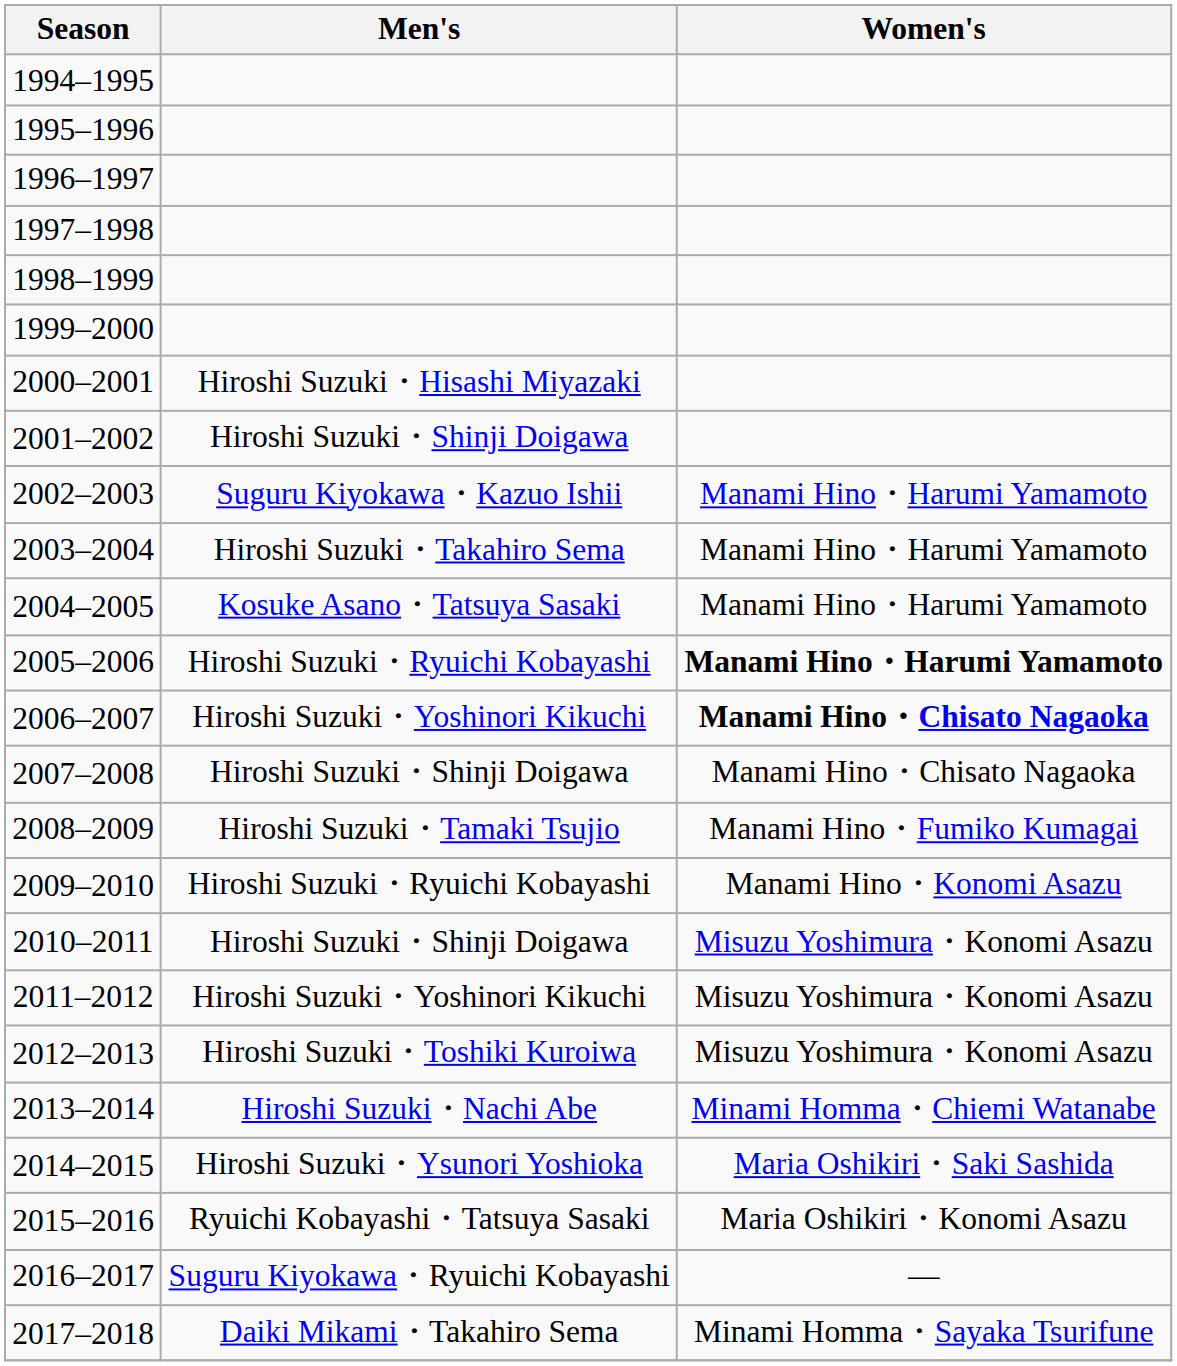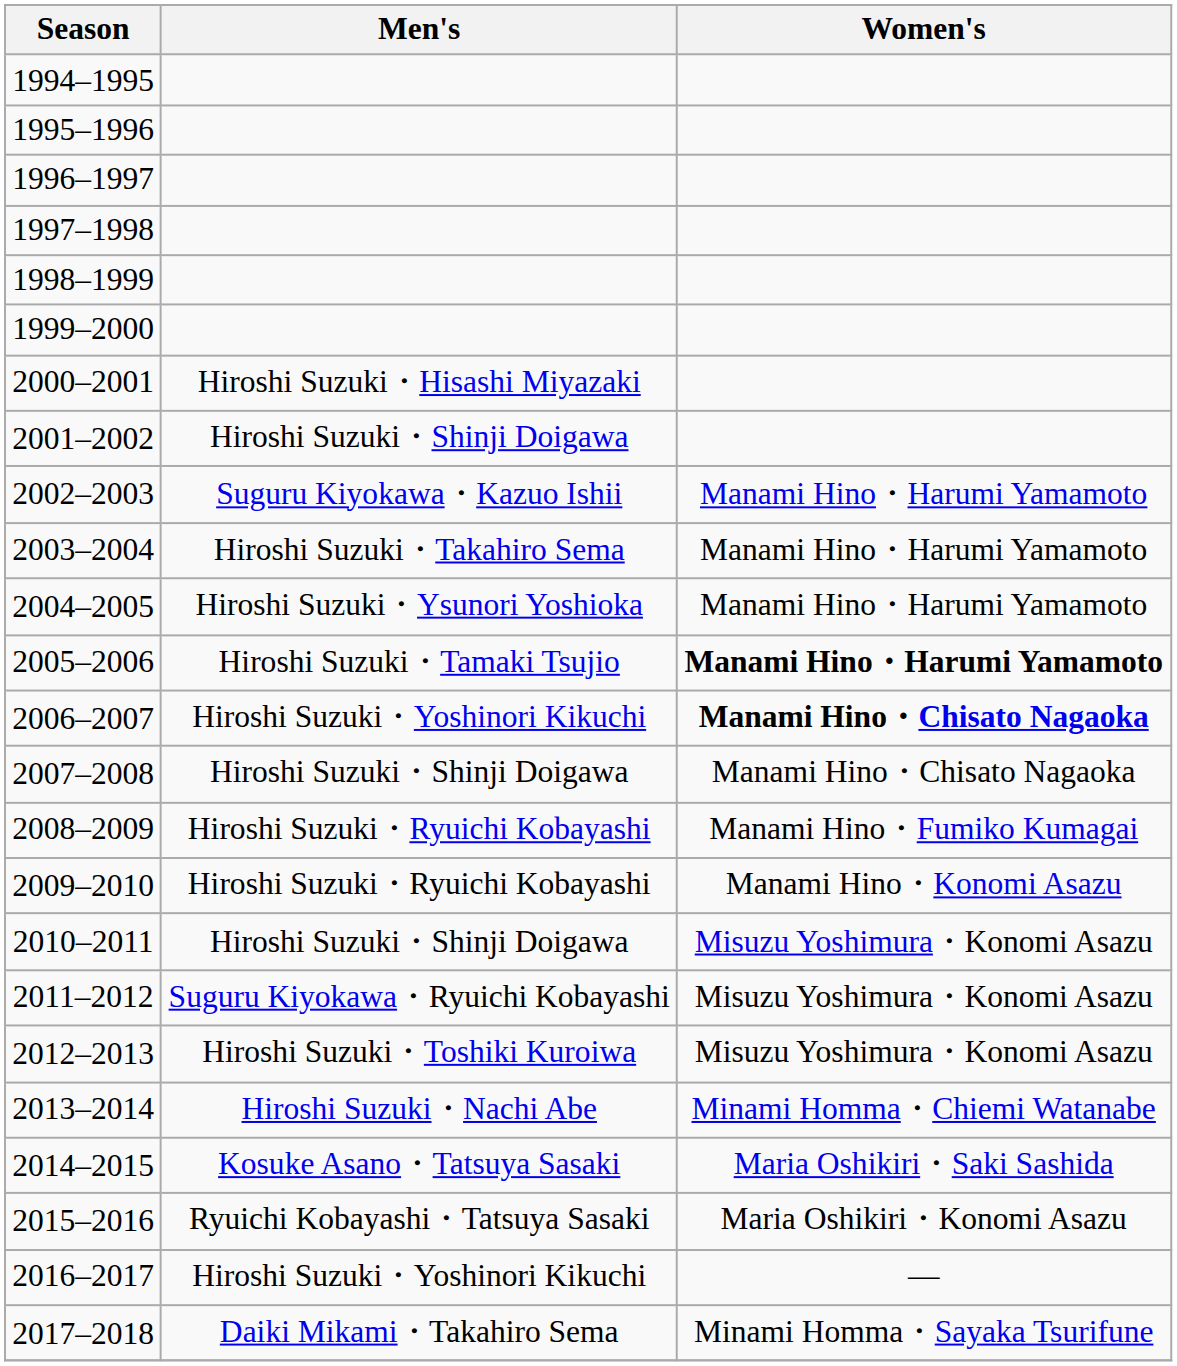(419, 604) Kosuke Asano・Tatsuya Sasaki -> (419, 604) Hiroshi Suzuki・Ysunori Yoshioka
(419, 660) Hiroshi Suzuki・Ryuichi Kobayashi -> (419, 660) Hiroshi Suzuki・Tamaki Tsujio
(419, 828) Hiroshi Suzuki・Tamaki Tsujio -> (419, 828) Hiroshi Suzuki・Ryuichi Kobayashi
(419, 996) Hiroshi Suzuki・Yoshinori Kikuchi -> (419, 996) Suguru Kiyokawa・Ryuichi Kobayashi
(419, 1163) Hiroshi Suzuki・Ysunori Yoshioka -> (419, 1163) Kosuke Asano・Tatsuya Sasaki
(419, 1275) Suguru Kiyokawa・Ryuichi Kobayashi -> (419, 1275) Hiroshi Suzuki・Yoshinori Kikuchi
